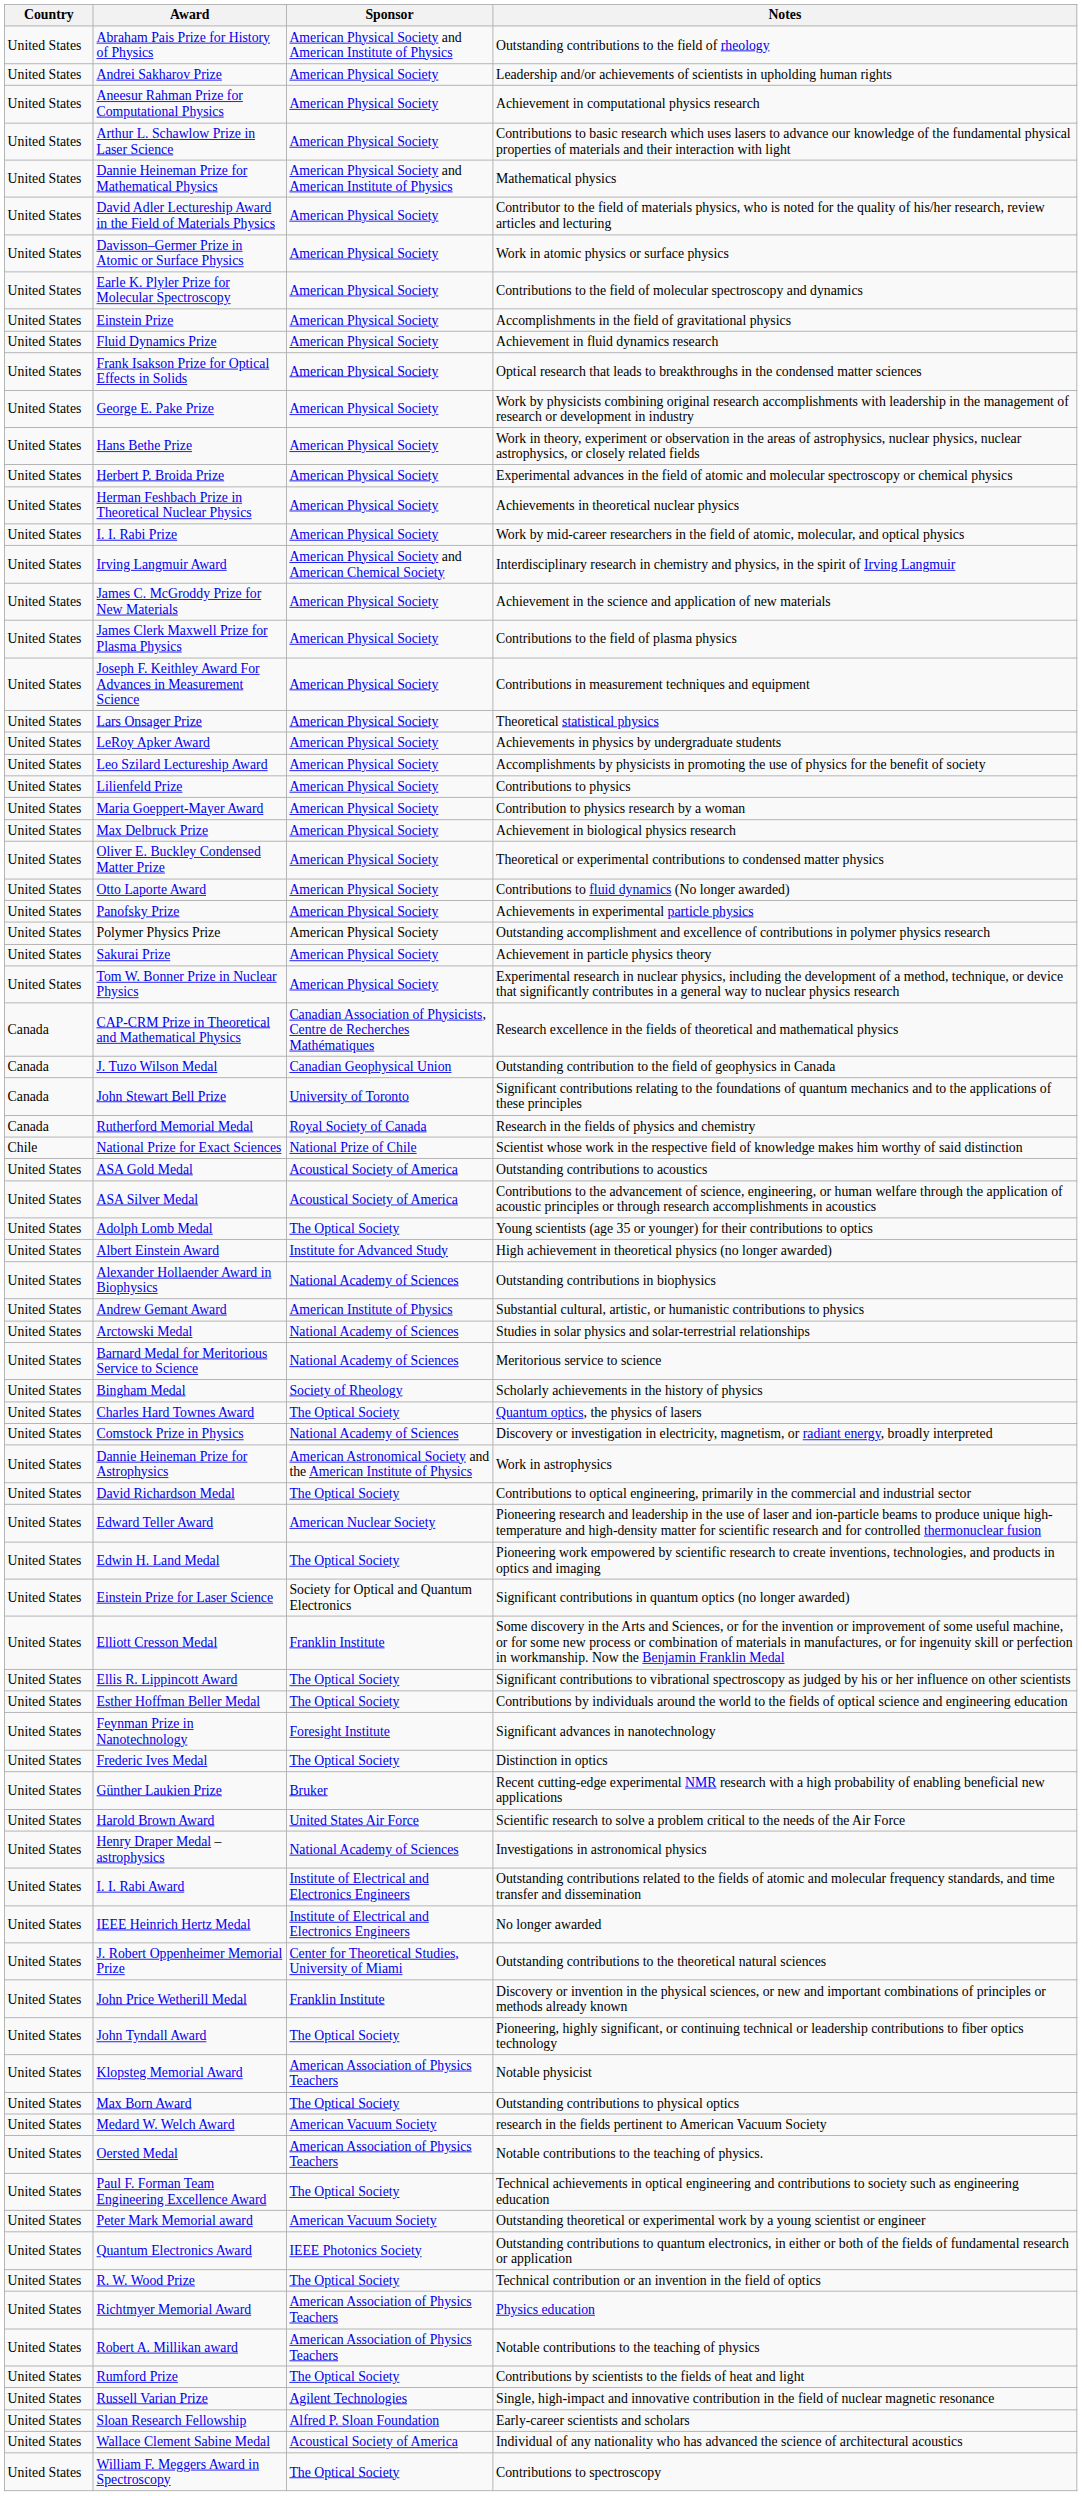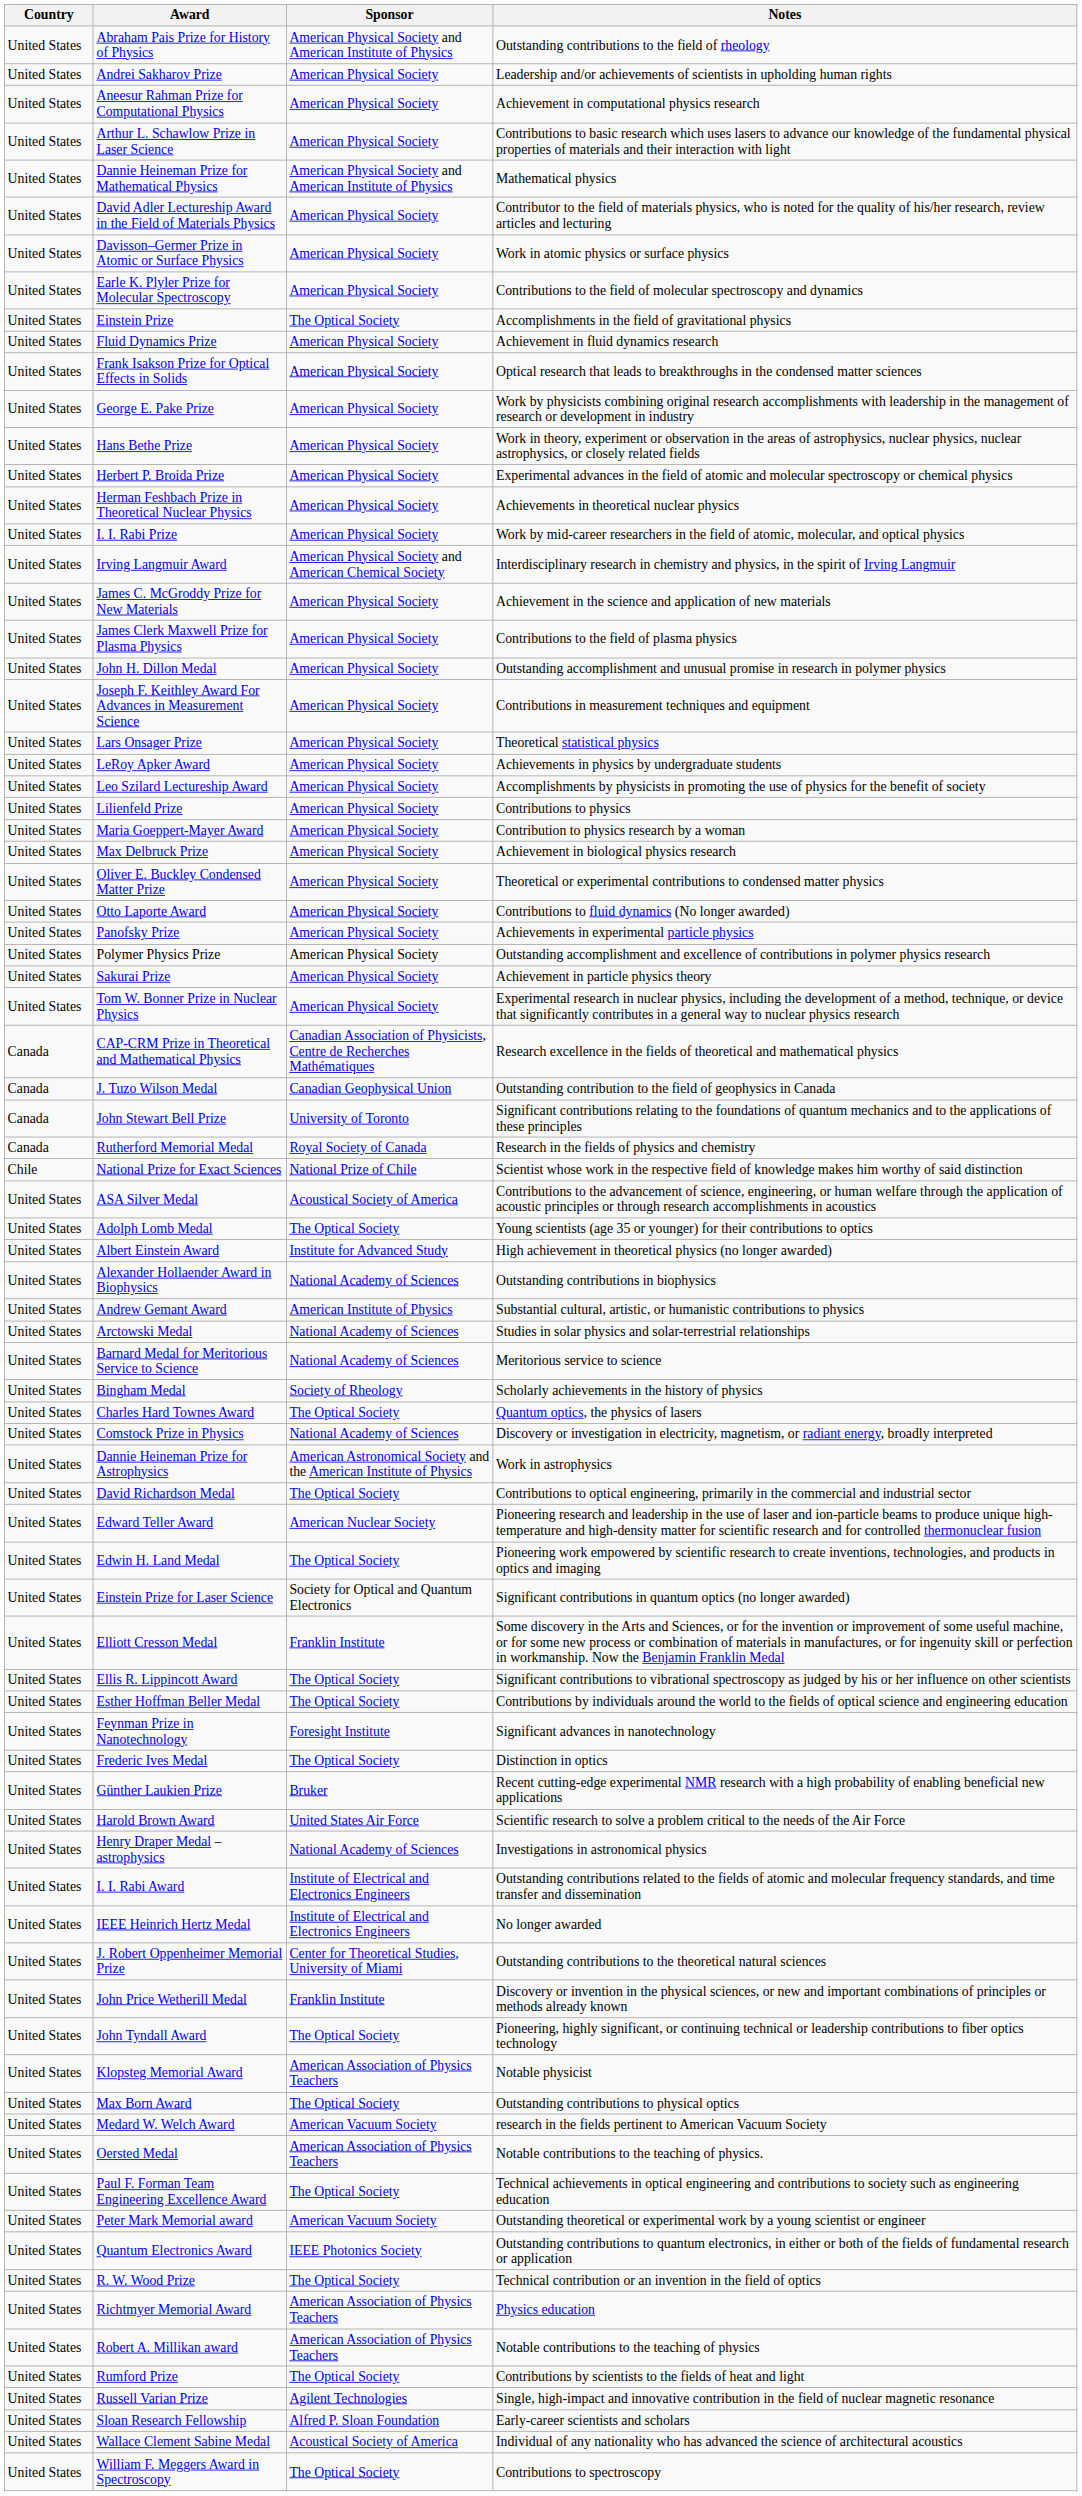(364, 320) American Physical Society -> (344, 320) The Optical Society
+ row: (157, 668)
- row: (145, 1169)
